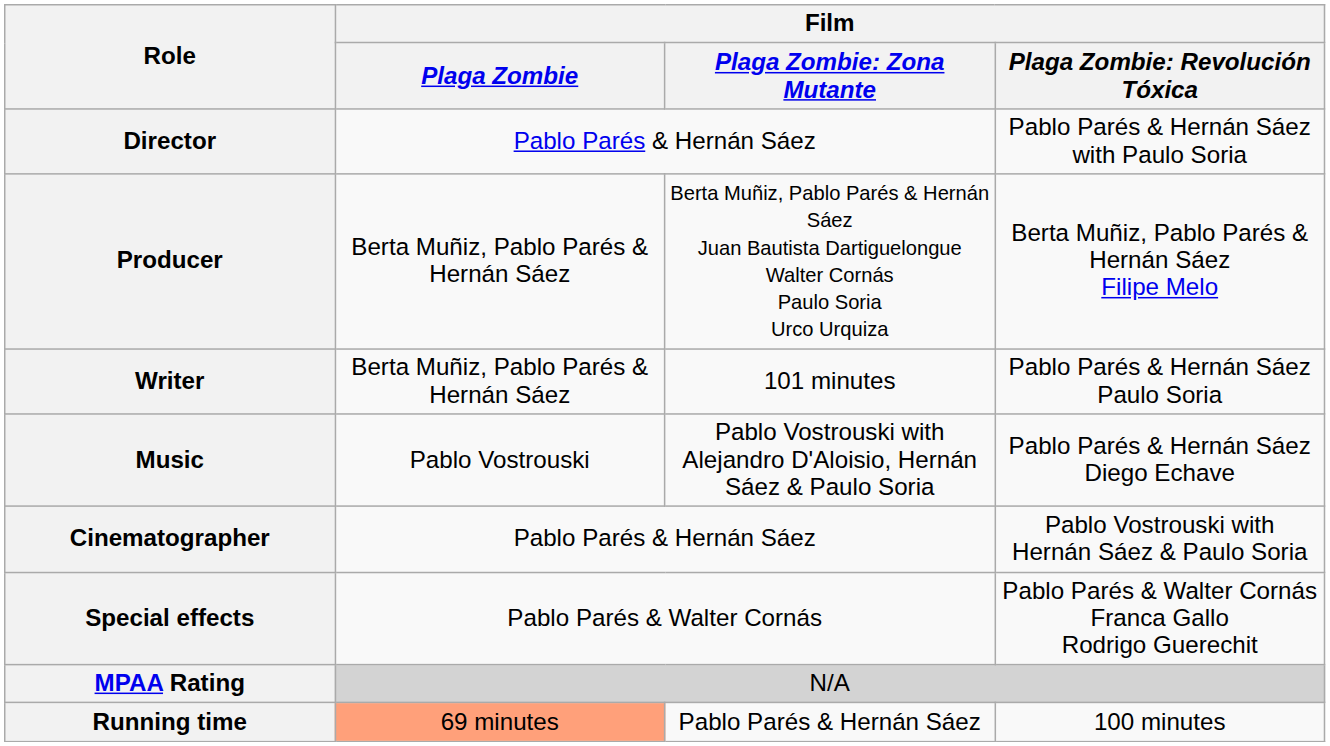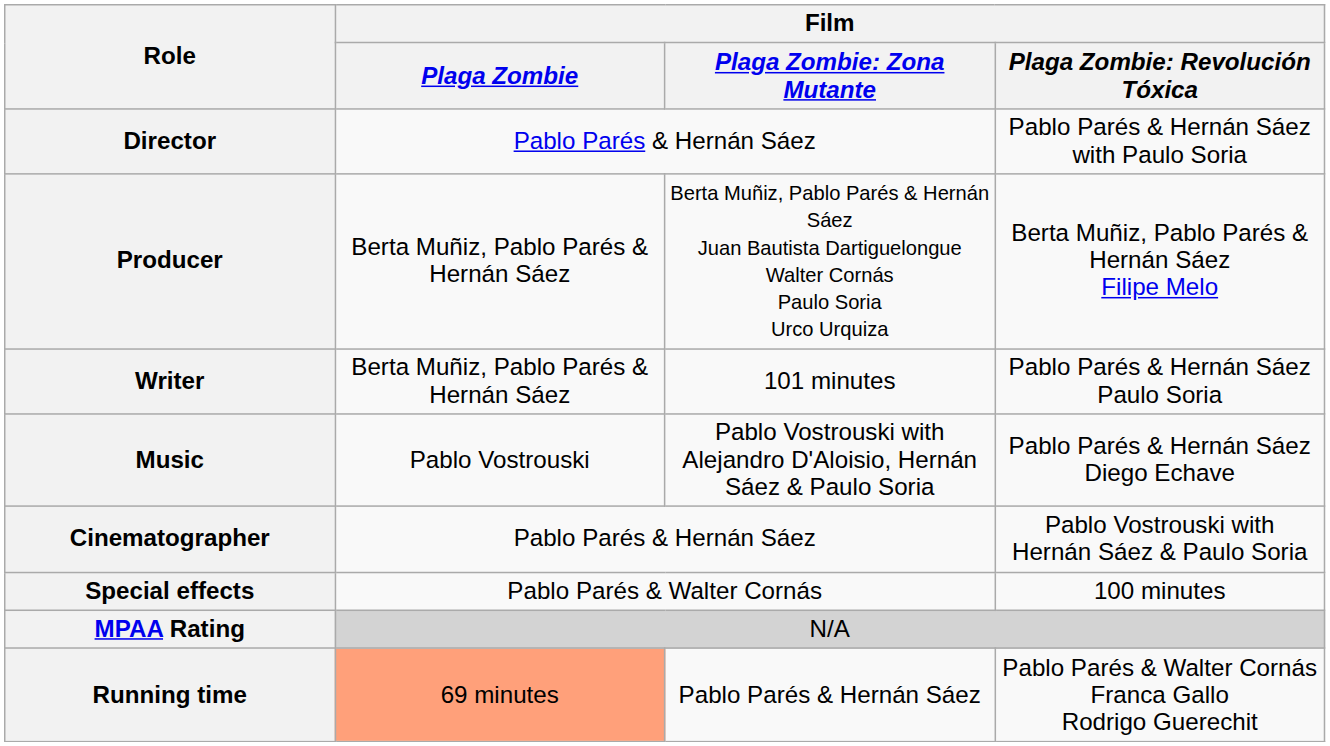(1160, 618) Pablo Parés & Walter Cornás Franca Gallo Rodrigo Guerechit -> (1160, 590) 100 minutes
(1160, 721) 100 minutes -> (1160, 694) Pablo Parés & Walter Cornás Franca Gallo Rodrigo Guerechit
